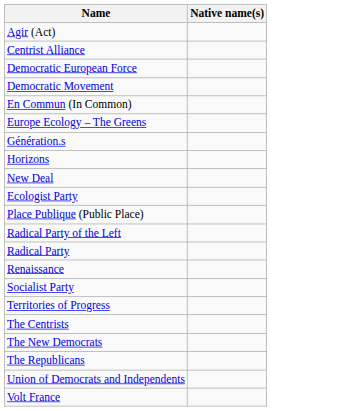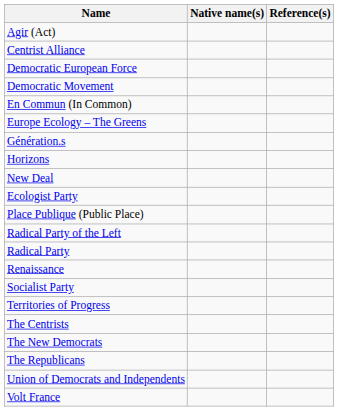+ column: (300, 13)
